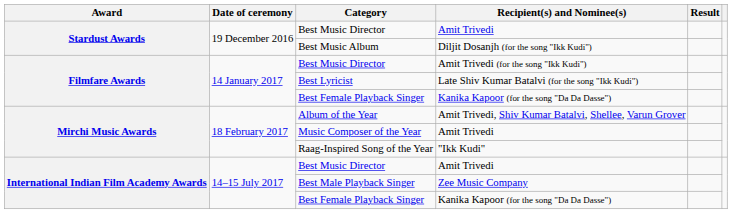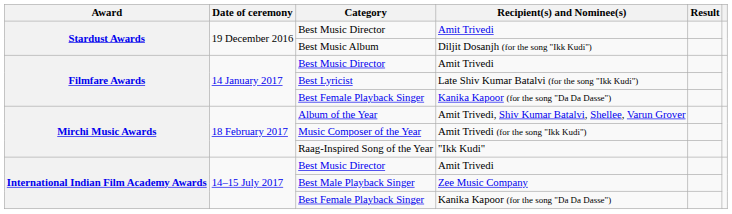(512, 64) Amit Trivedi (for the song "Ikk Kudi") -> (466, 64) Amit Trivedi
(466, 132) Amit Trivedi -> (512, 132) Amit Trivedi (for the song "Ikk Kudi")
